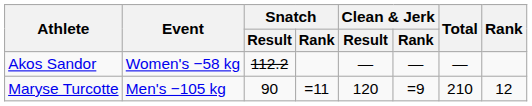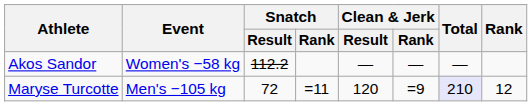(270, 89) 90 -> (270, 89) 72
(460, 89) no background -> (460, 89) lavender background
